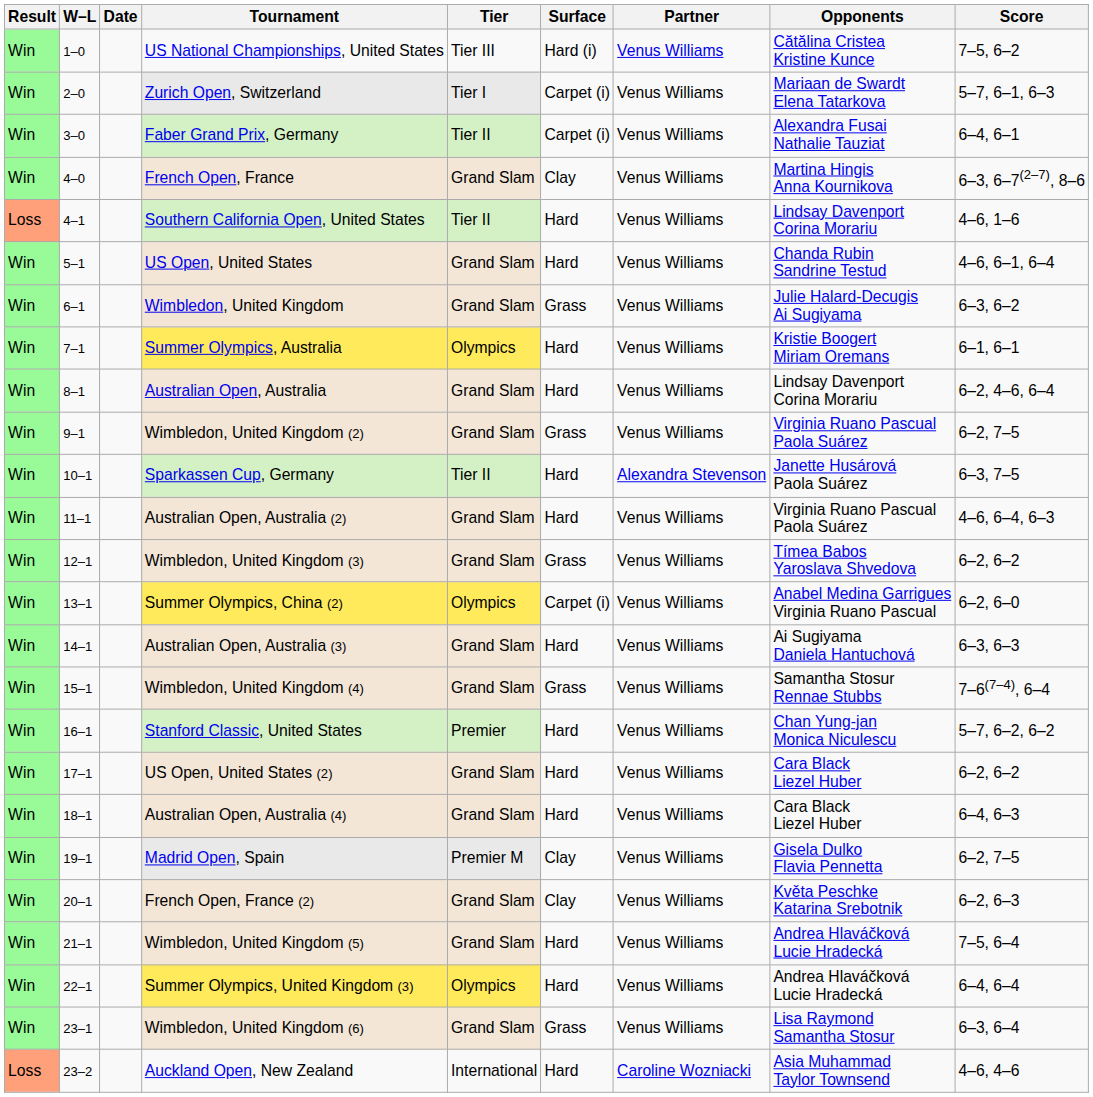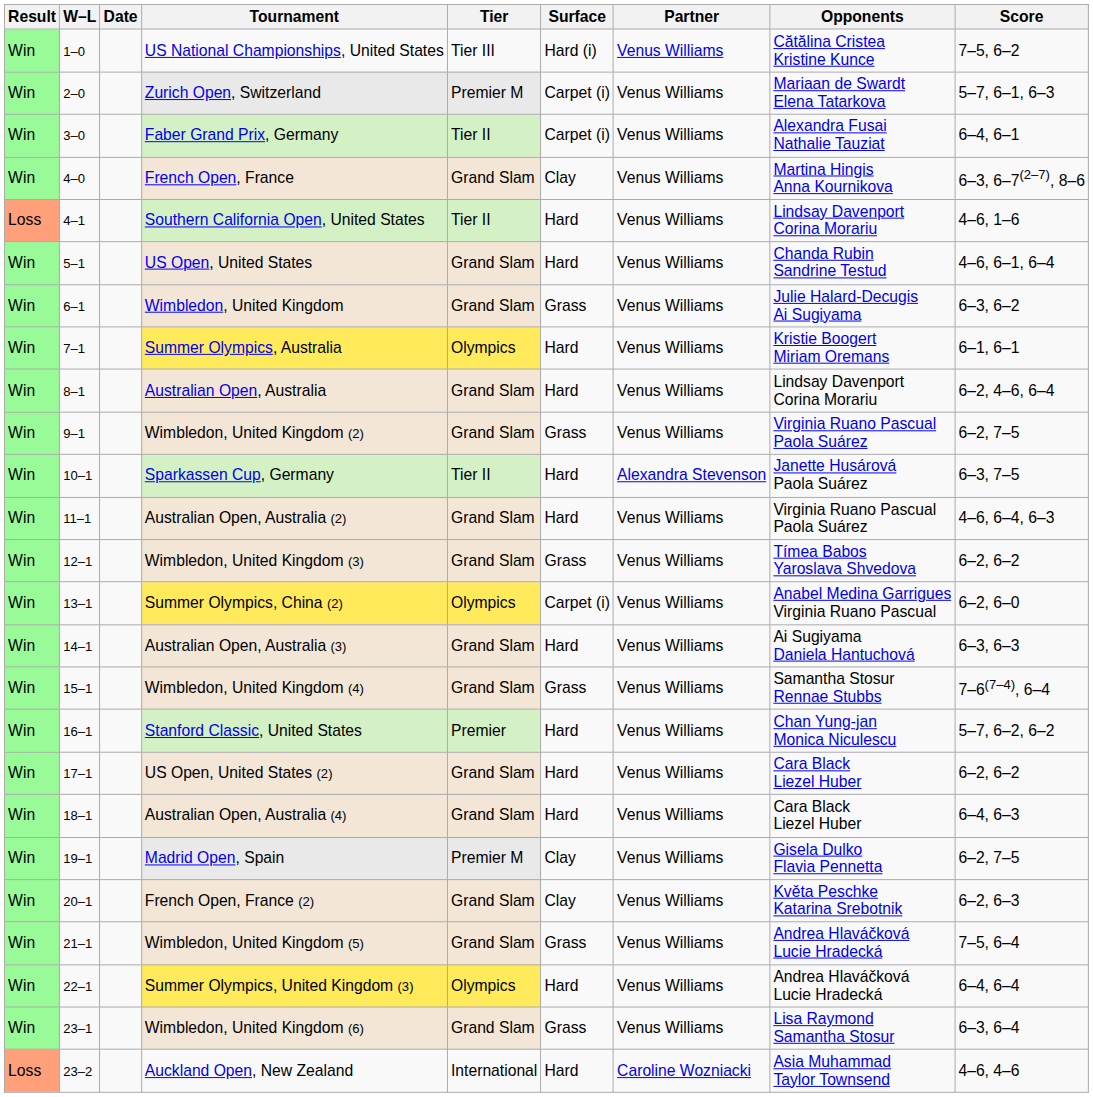(469, 93) Tier I -> (487, 93) Premier M
(562, 943) Hard -> (565, 943) Grass
